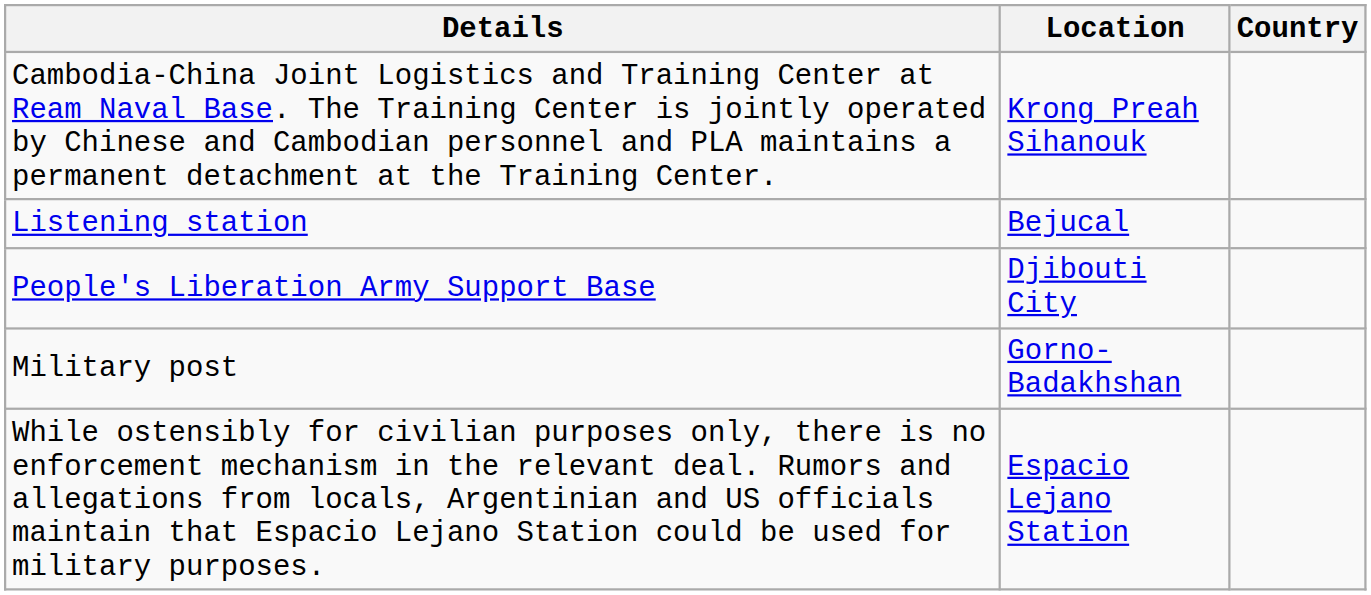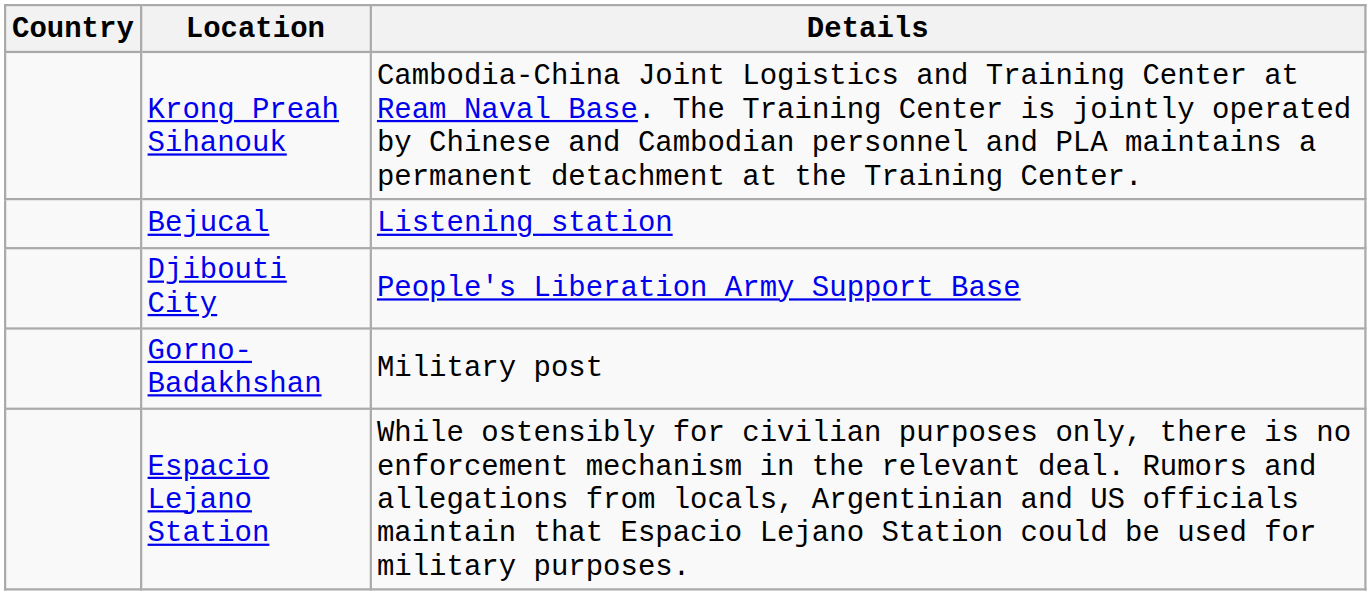columns swapped: (1298, 29) <-> (503, 29)
